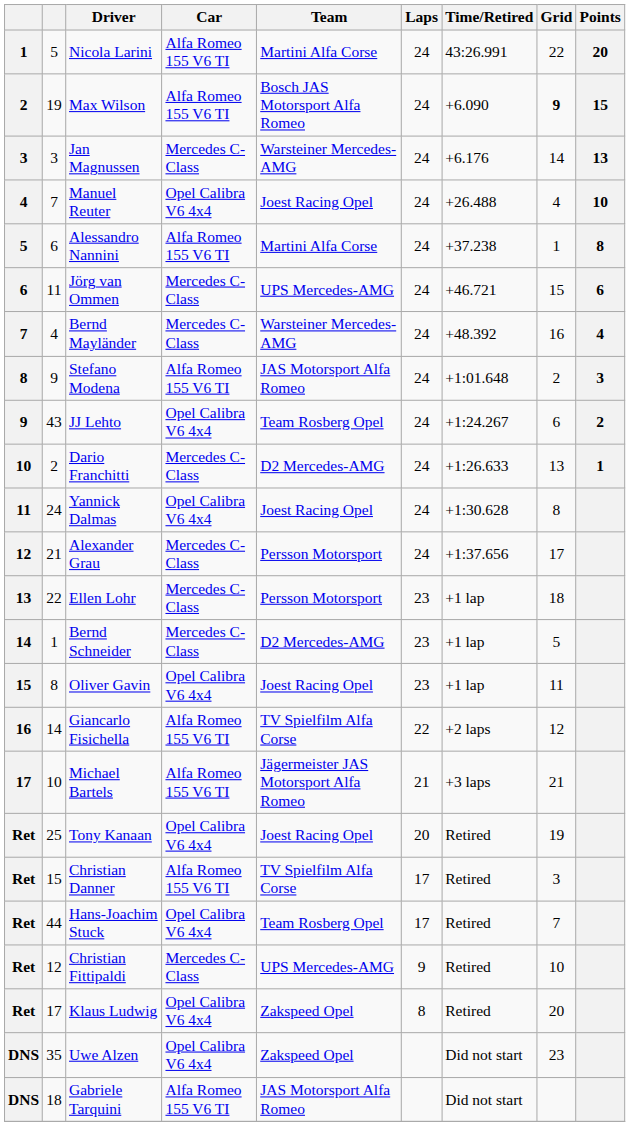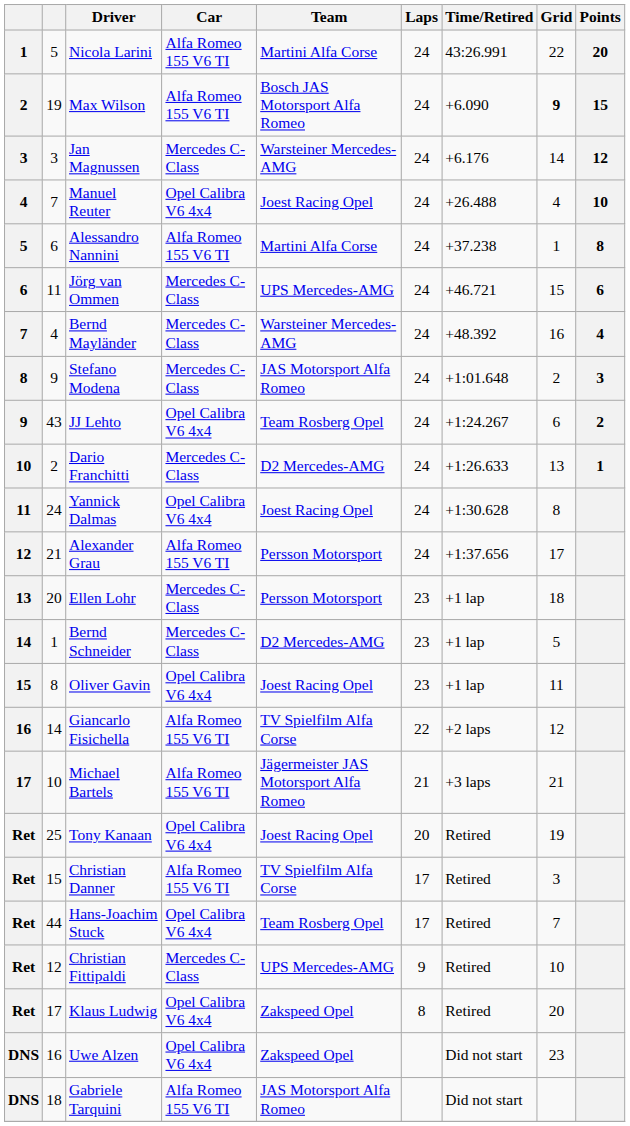(600, 158) 13 -> (600, 158) 12
(204, 378) Alfa Romeo 155 V6 TI -> (205, 378) Mercedes C-Class
(205, 553) Mercedes C-Class -> (204, 553) Alfa Romeo 155 V6 TI
(54, 597) 22 -> (54, 597) 20
(54, 1055) 35 -> (54, 1055) 16
